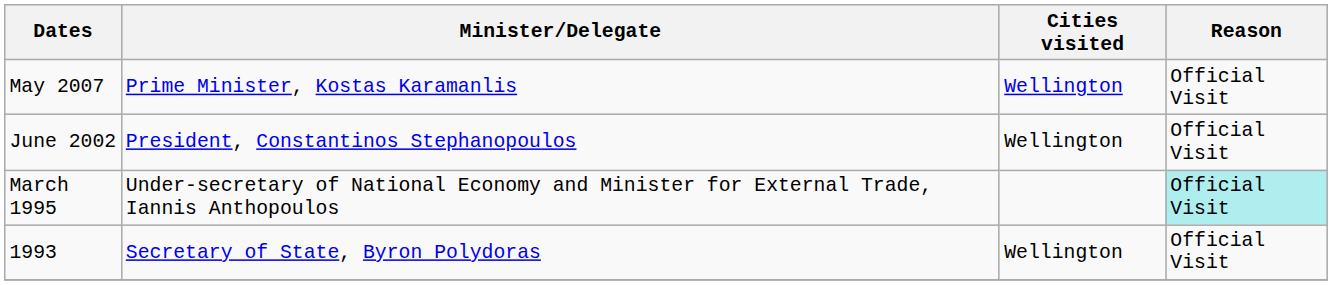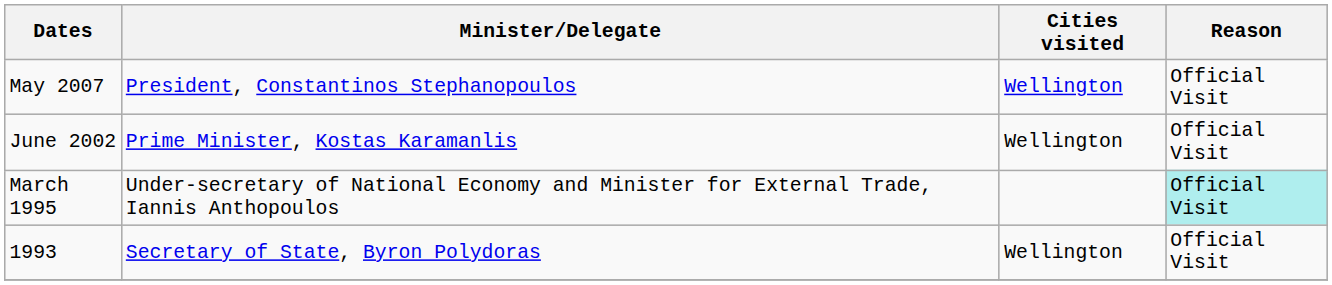(321, 87) Prime Minister, Kostas Karamanlis -> (351, 87) President, Constantinos Stephanopoulos
(351, 142) President, Constantinos Stephanopoulos -> (321, 142) Prime Minister, Kostas Karamanlis
